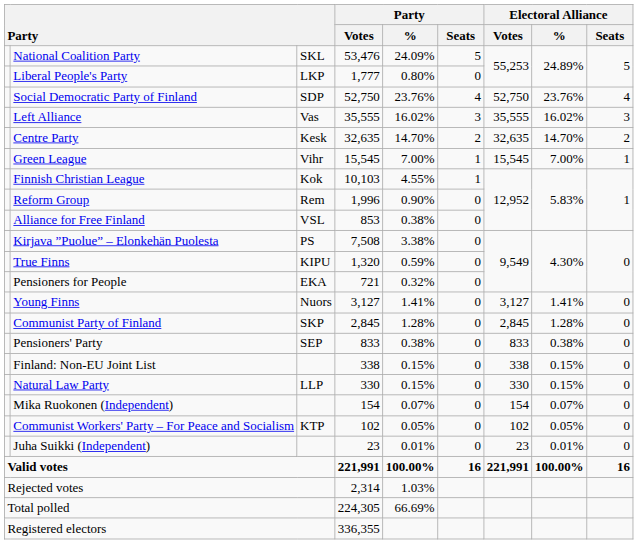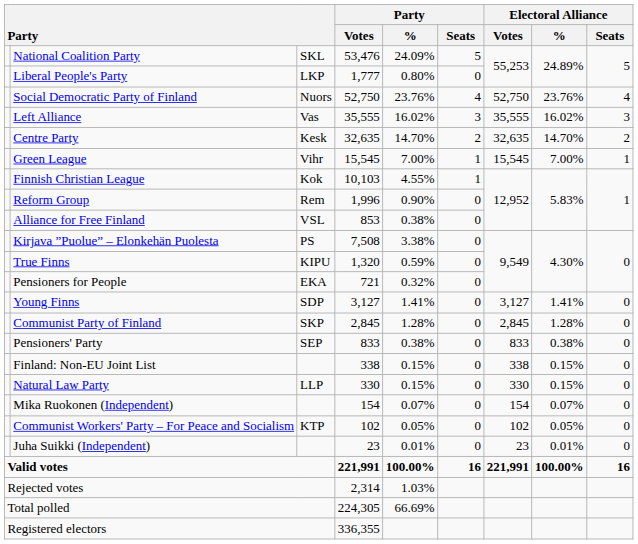(312, 96) SDP -> (316, 96) Nuors
(316, 302) Nuors -> (312, 302) SDP
